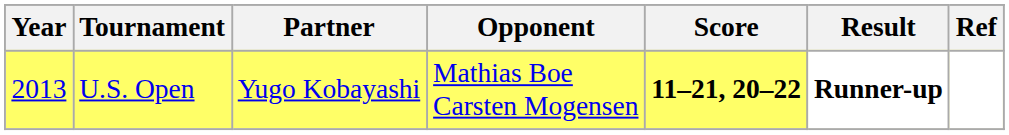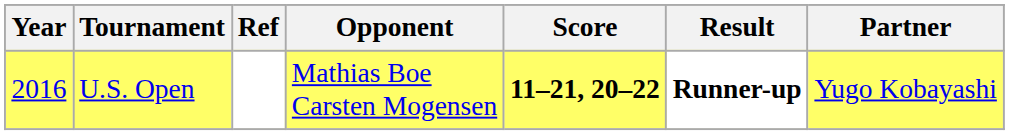columns swapped: (329, 27) <-> (976, 27)
(39, 89) 2013 -> (39, 89) 2016
